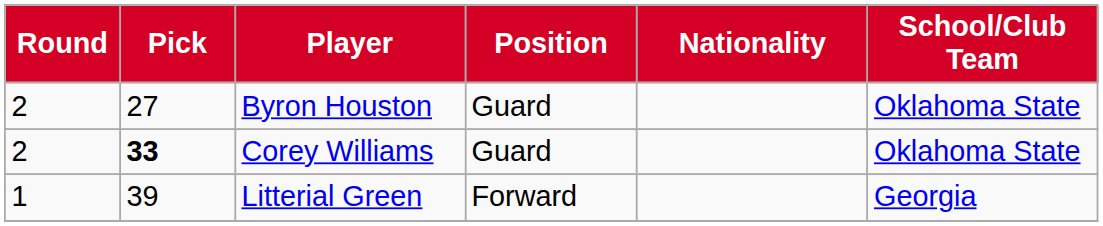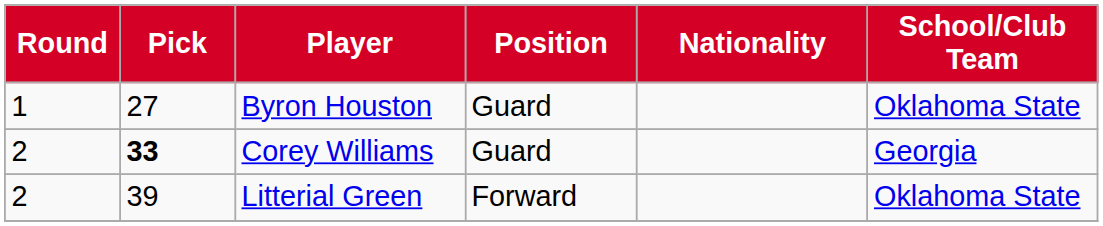(20, 105) 2 -> (20, 105) 1
(977, 151) Oklahoma State -> (925, 151) Georgia
(20, 196) 1 -> (20, 196) 2
(925, 196) Georgia -> (977, 196) Oklahoma State
